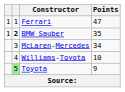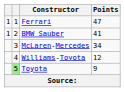(16, 34) bold -> (16, 34) normal
(97, 34) 35 -> (97, 34) 41
(97, 57) 10 -> (97, 57) 12
